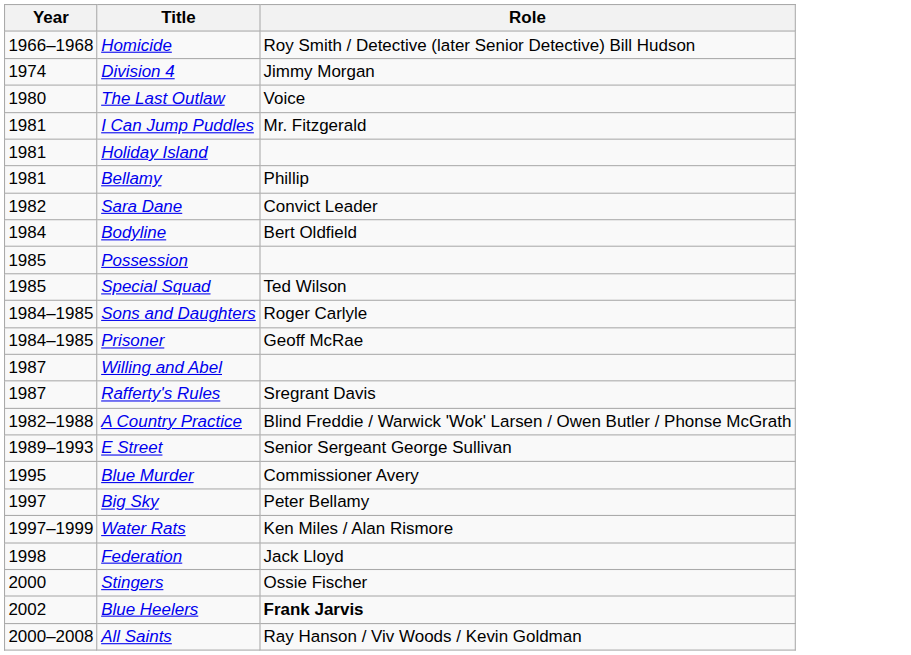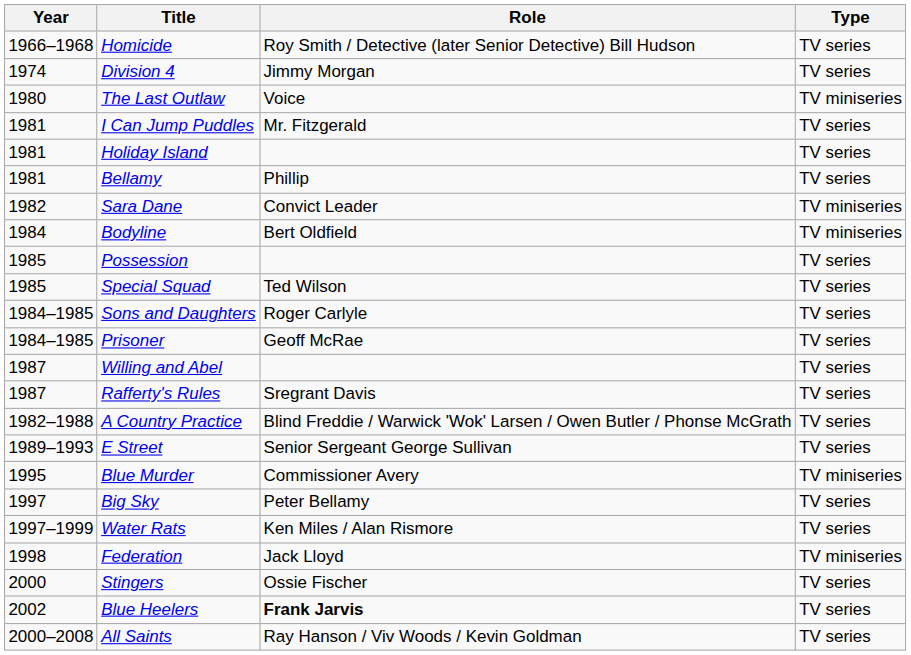+ column: (851, 17)
